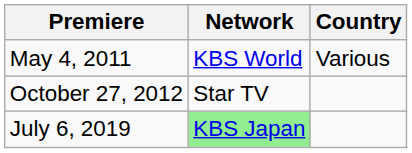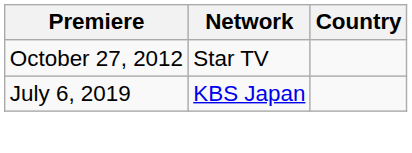- row: (71, 57)
(249, 128) lightgreen background -> (249, 93) no background
